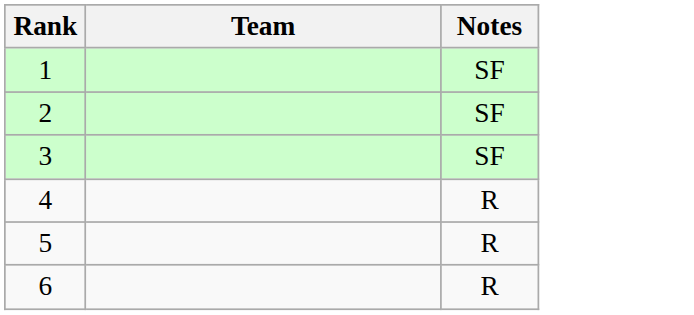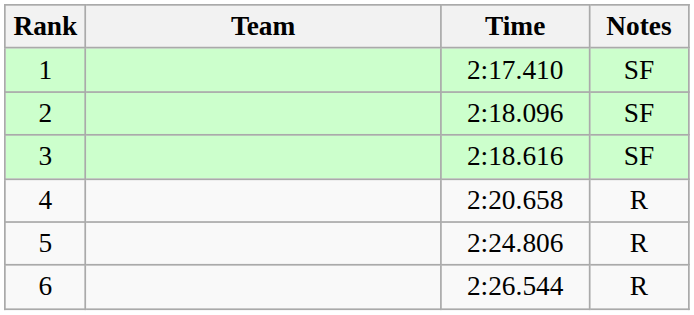+ column: (515, 26)
